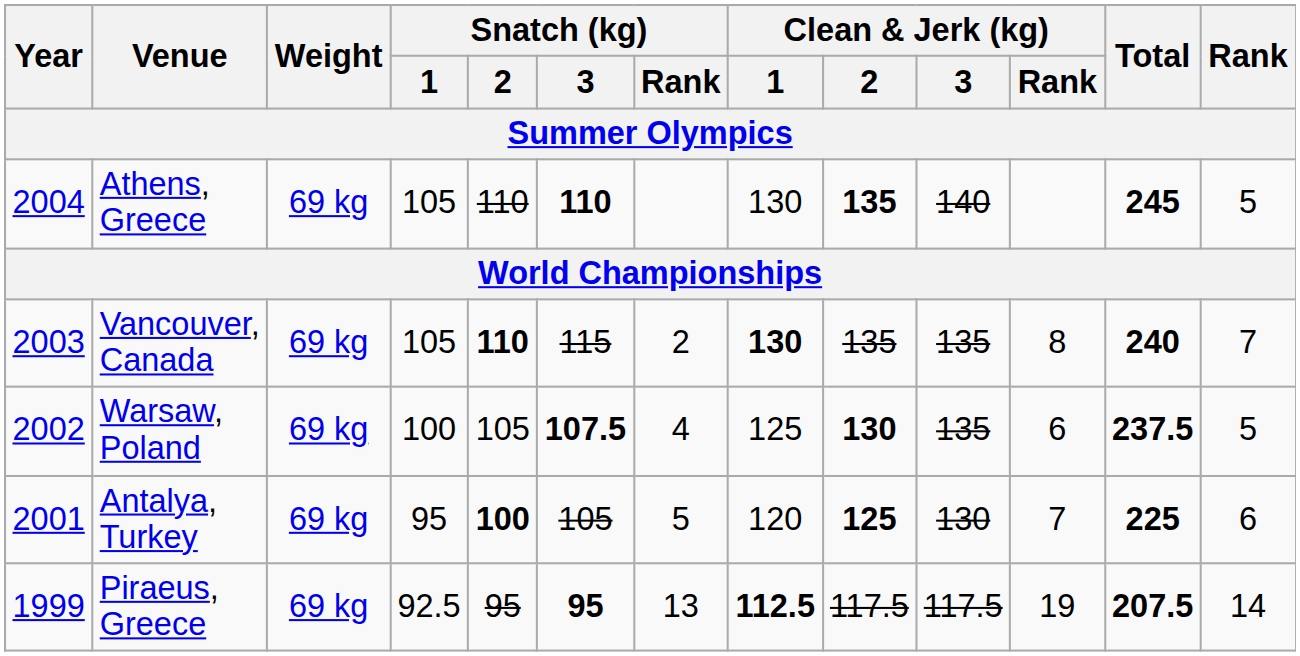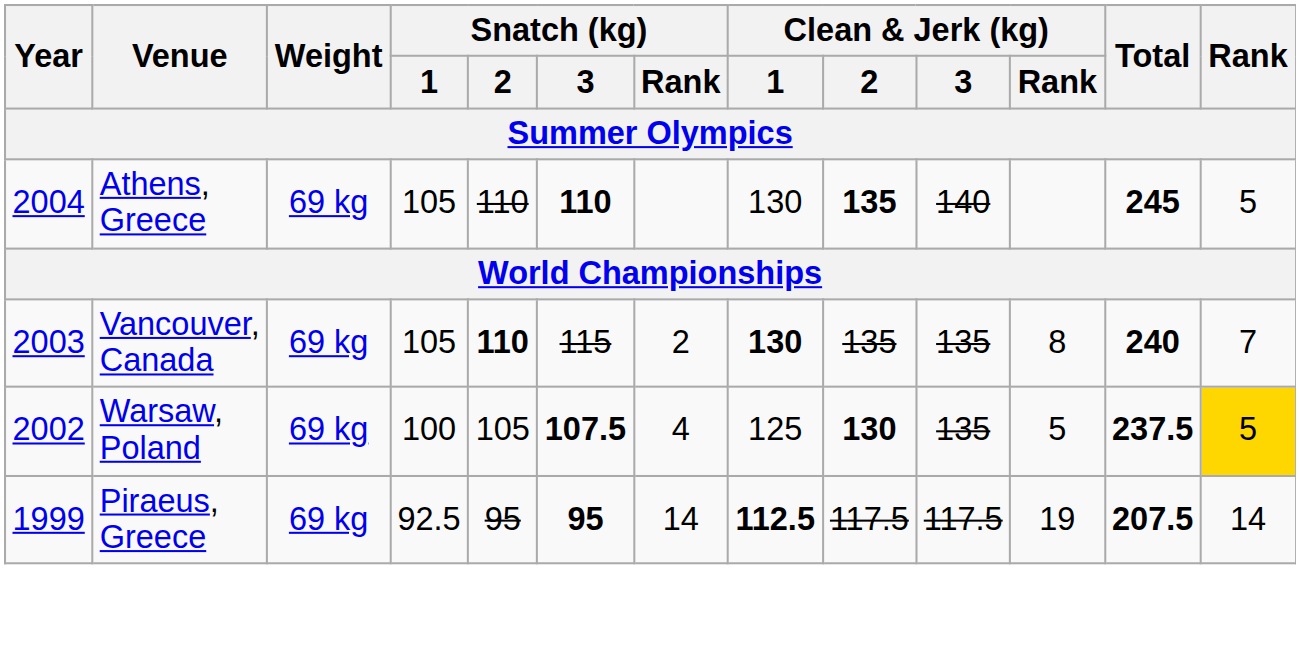(1057, 430) 6 -> (1057, 430) 5
(1248, 430) no background -> (1248, 430) gold background
- row: (158, 518)
(681, 606) 13 -> (681, 518) 14
